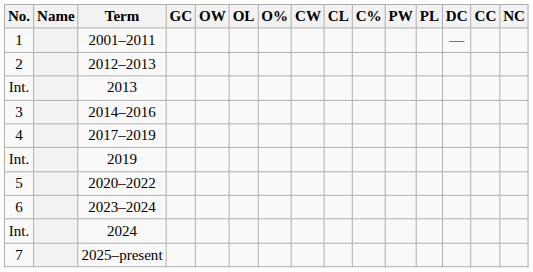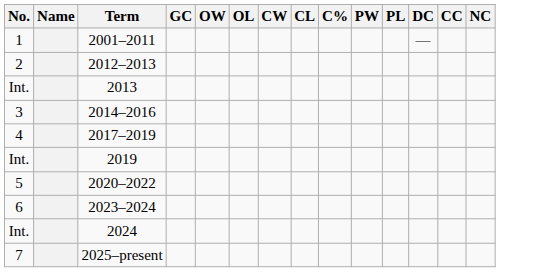- column: (275, 16)
